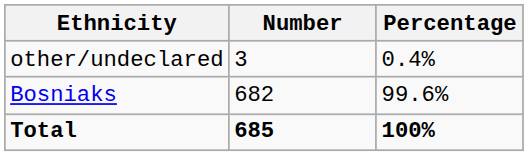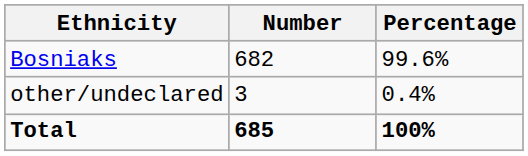rows swapped: (64, 95) <-> (117, 59)
